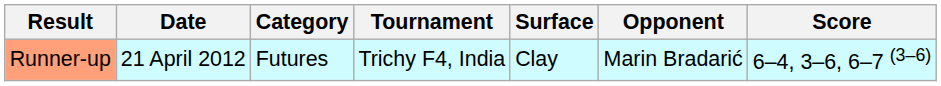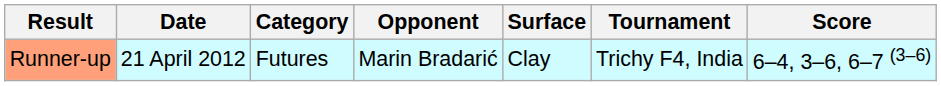columns swapped: (432, 21) <-> (673, 21)
